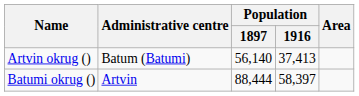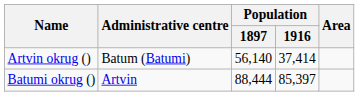(297, 58) 37,413 -> (297, 58) 37,414
(297, 79) 58,397 -> (297, 79) 85,397
